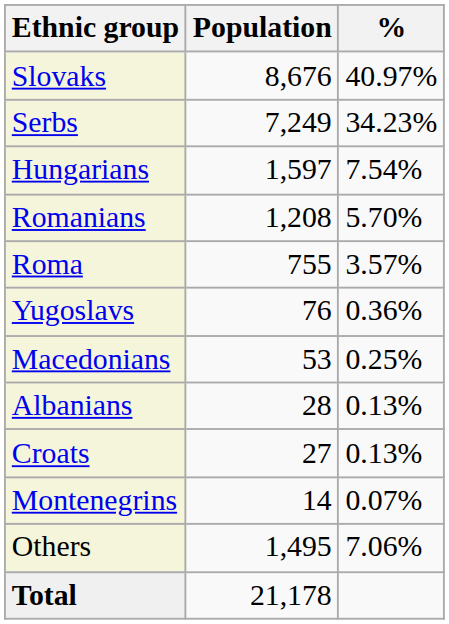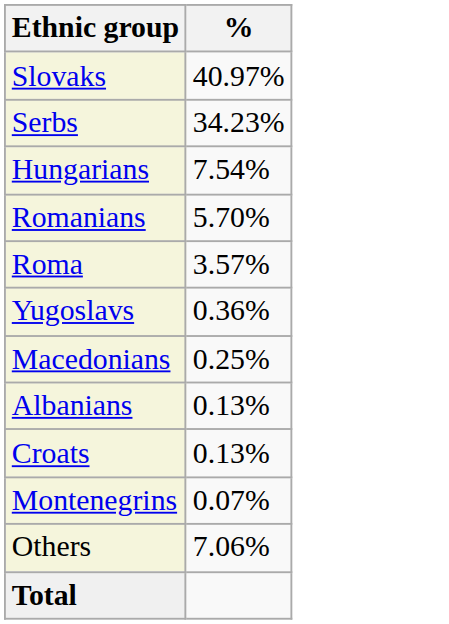- column: (262, 28)
